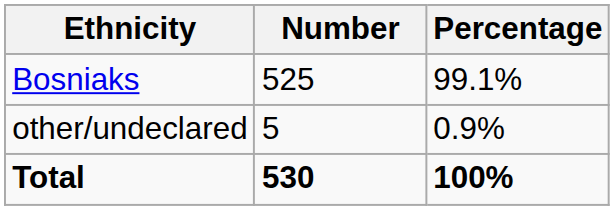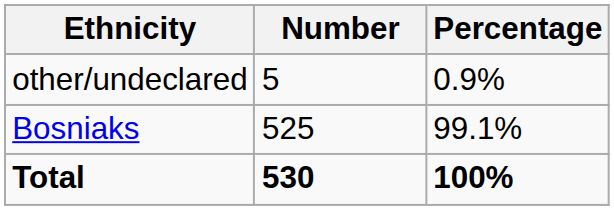rows swapped: (76, 79) <-> (130, 128)
